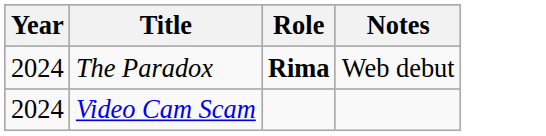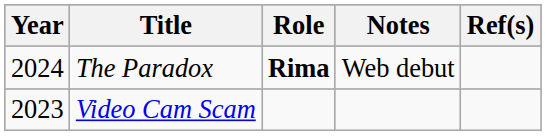+ column: (501, 25)
(37, 109) 2024 -> (37, 109) 2023
